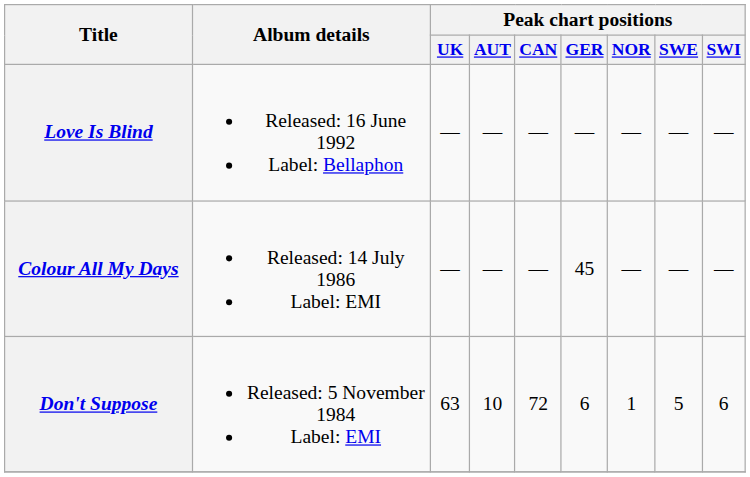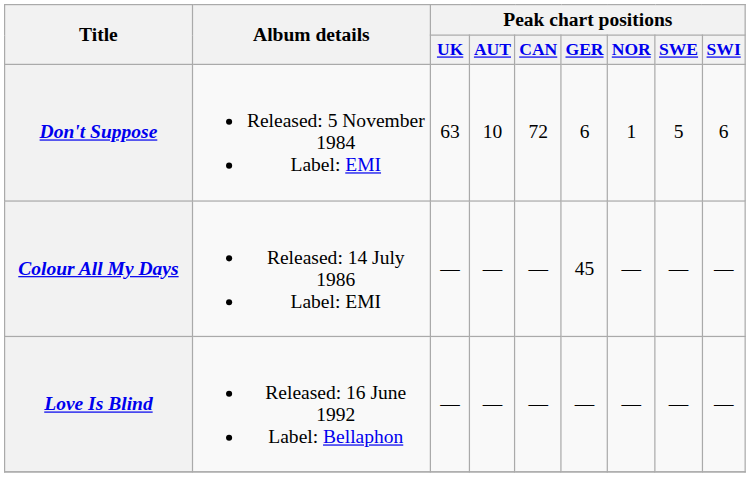rows swapped: (98, 404) <-> (98, 132)
